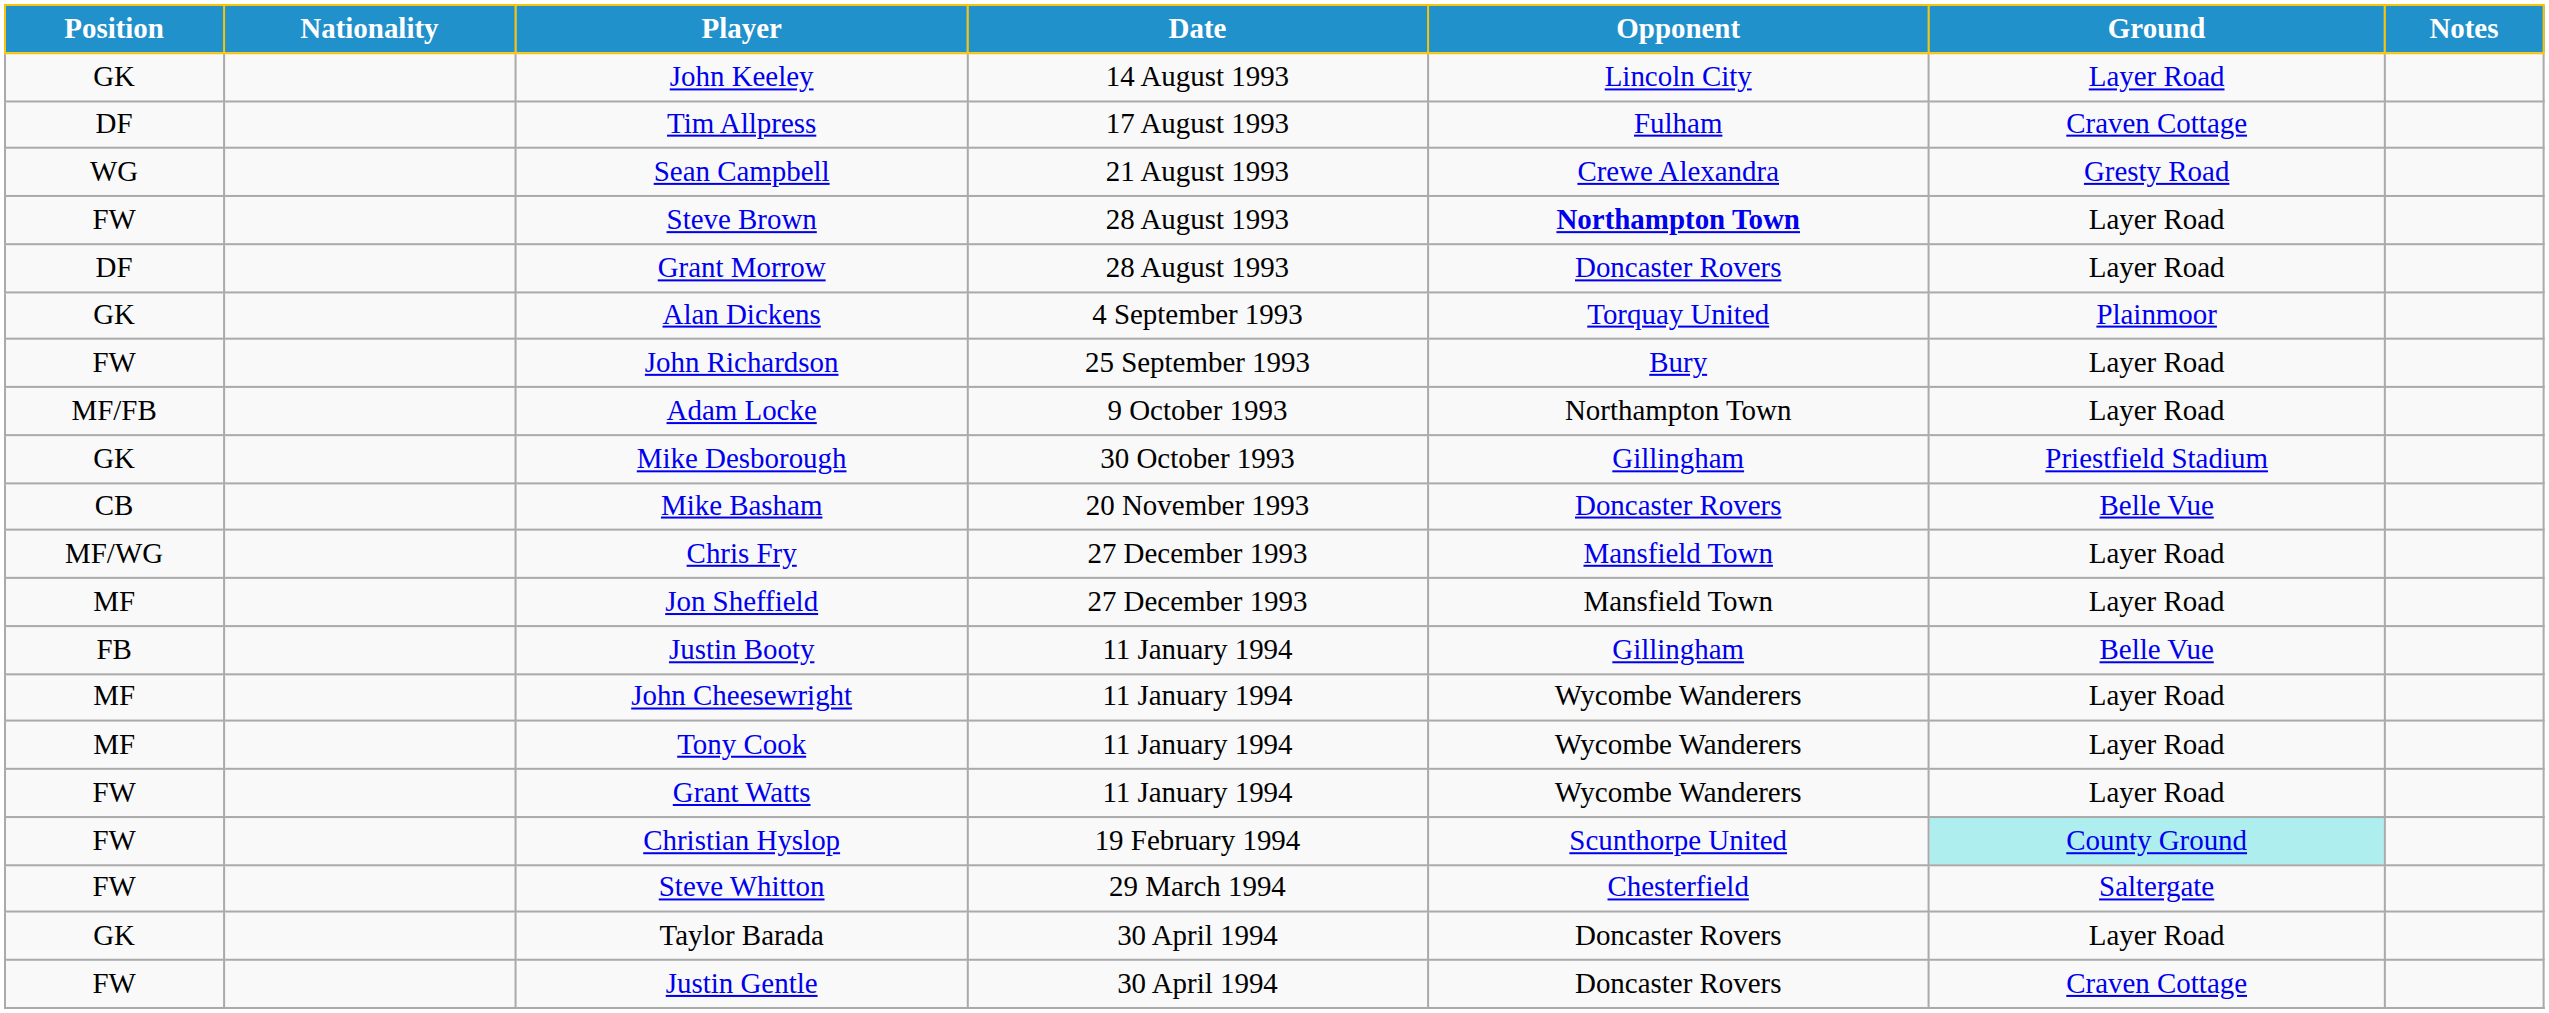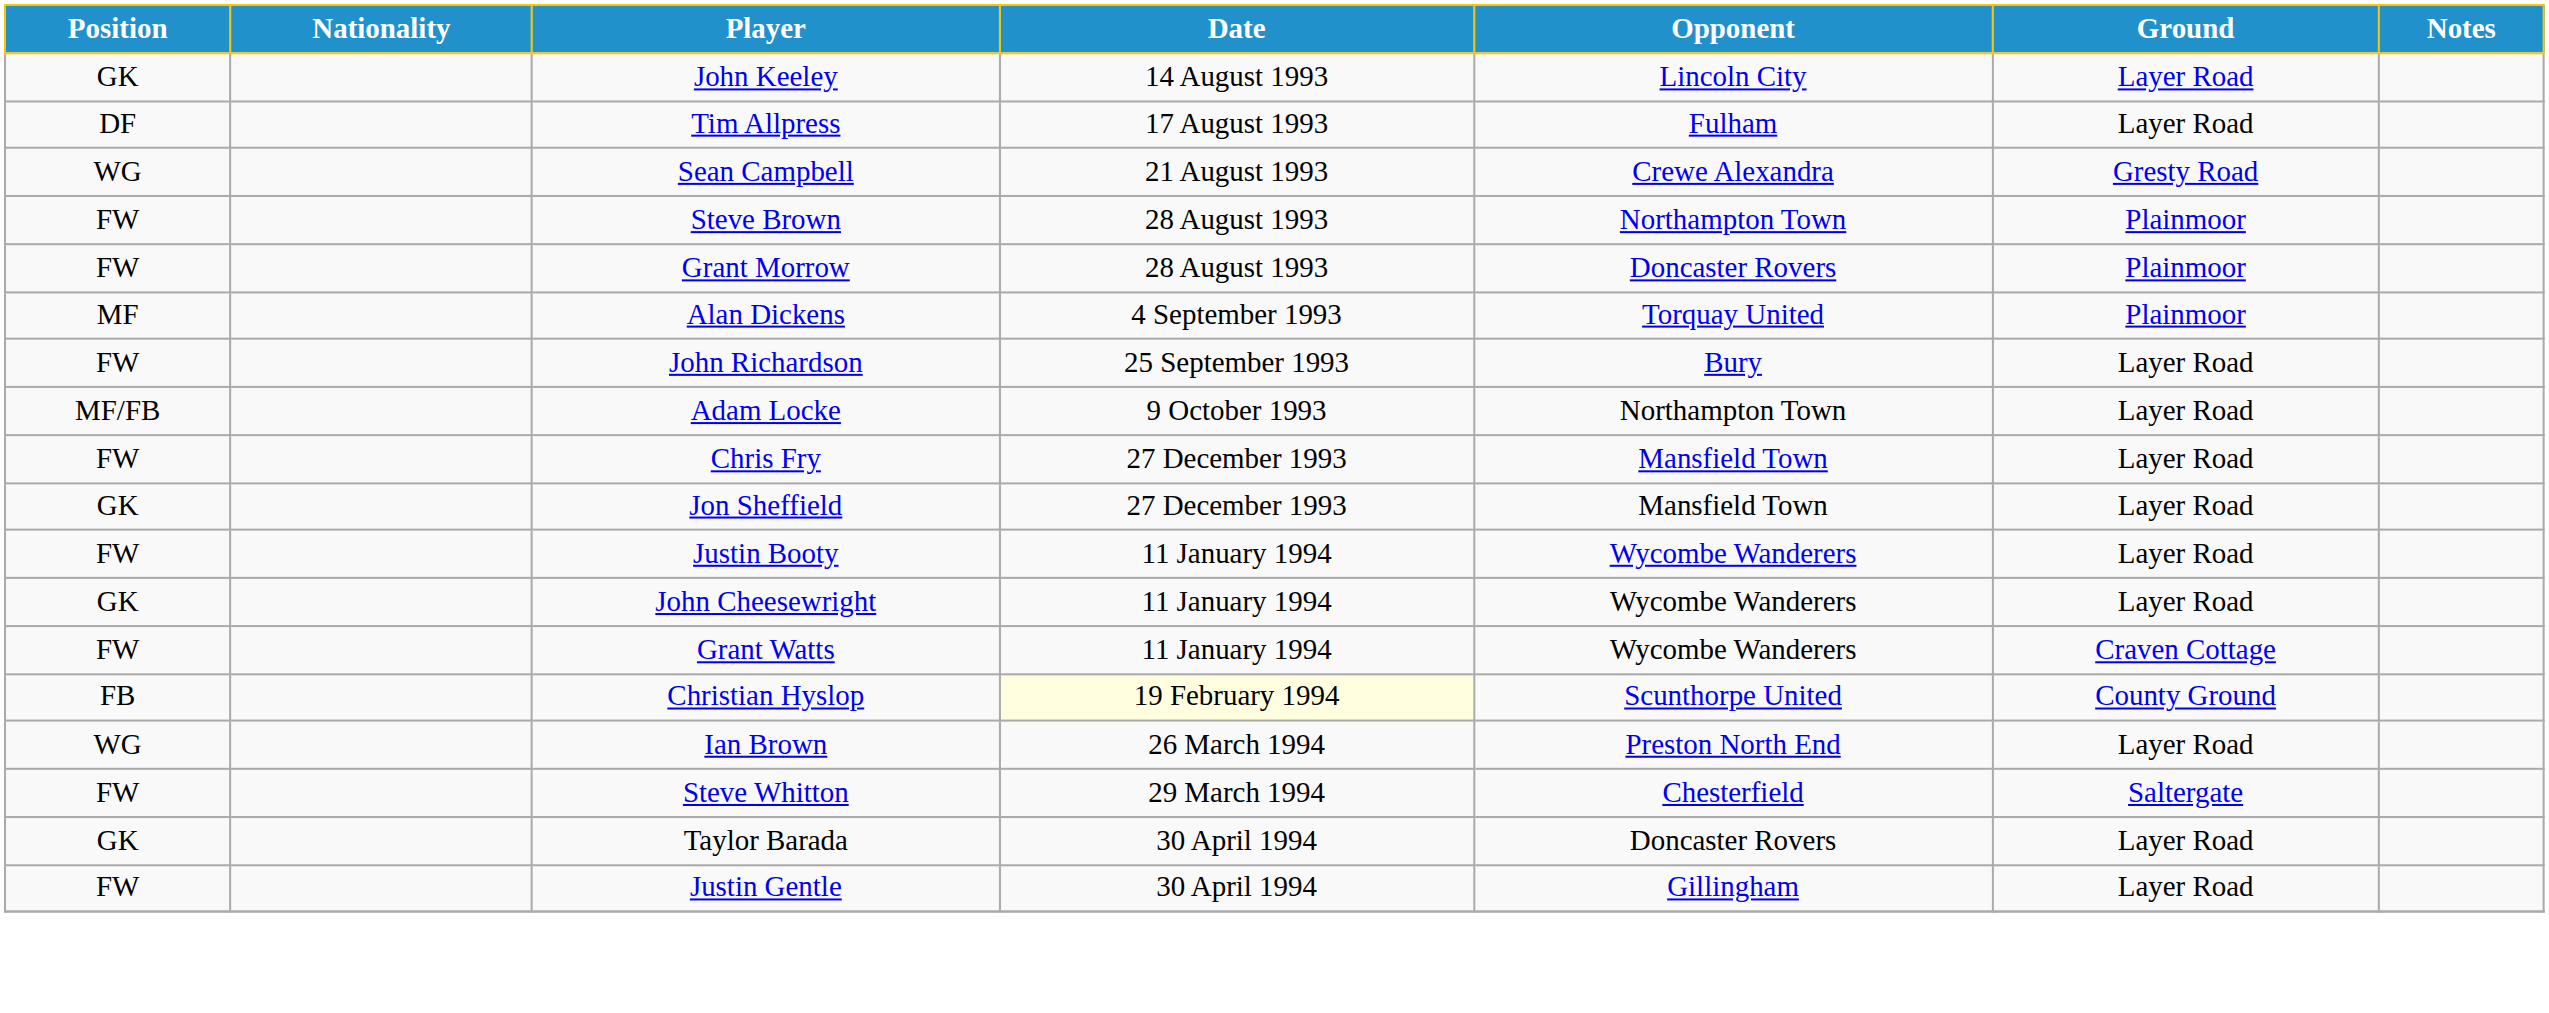(2157, 124) Craven Cottage -> (2186, 124) Layer Road
(1678, 219) bold -> (1733, 219) normal
(2157, 219) Layer Road -> (2186, 219) Plainmoor
(114, 267) DF -> (118, 267) FW
(2157, 267) Layer Road -> (2186, 267) Plainmoor
(114, 315) GK -> (118, 315) MF
- row: (742, 458)
- row: (742, 506)
(114, 553) MF/WG -> (118, 458) FW
(114, 601) MF -> (118, 506) GK
(114, 649) FB -> (118, 553) FW
(1678, 649) Gillingham -> (1733, 553) Wycombe Wanderers
(2157, 649) Belle Vue -> (2186, 553) Layer Road
(114, 697) MF -> (118, 601) GK
- row: (742, 744)
(2157, 792) Layer Road -> (2186, 649) Craven Cottage
(114, 840) FW -> (118, 697) FB
(1197, 840) no background -> (1237, 697) lightyellow background
(2157, 840) paleturquoise background -> (2186, 697) no background
+ row: (766, 744)
(1678, 983) Doncaster Rovers -> (1733, 888) Gillingham
(2157, 983) Craven Cottage -> (2186, 888) Layer Road
